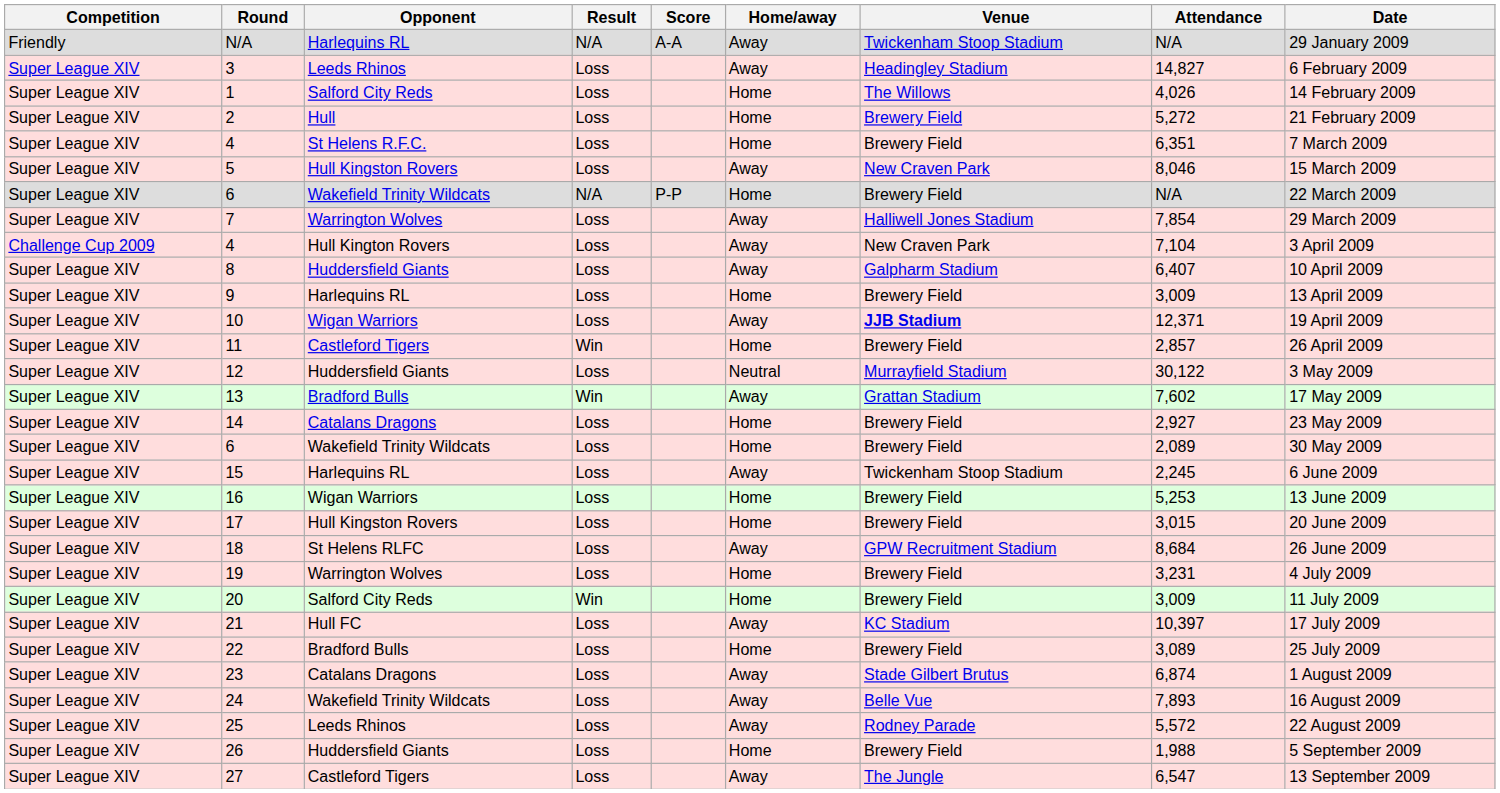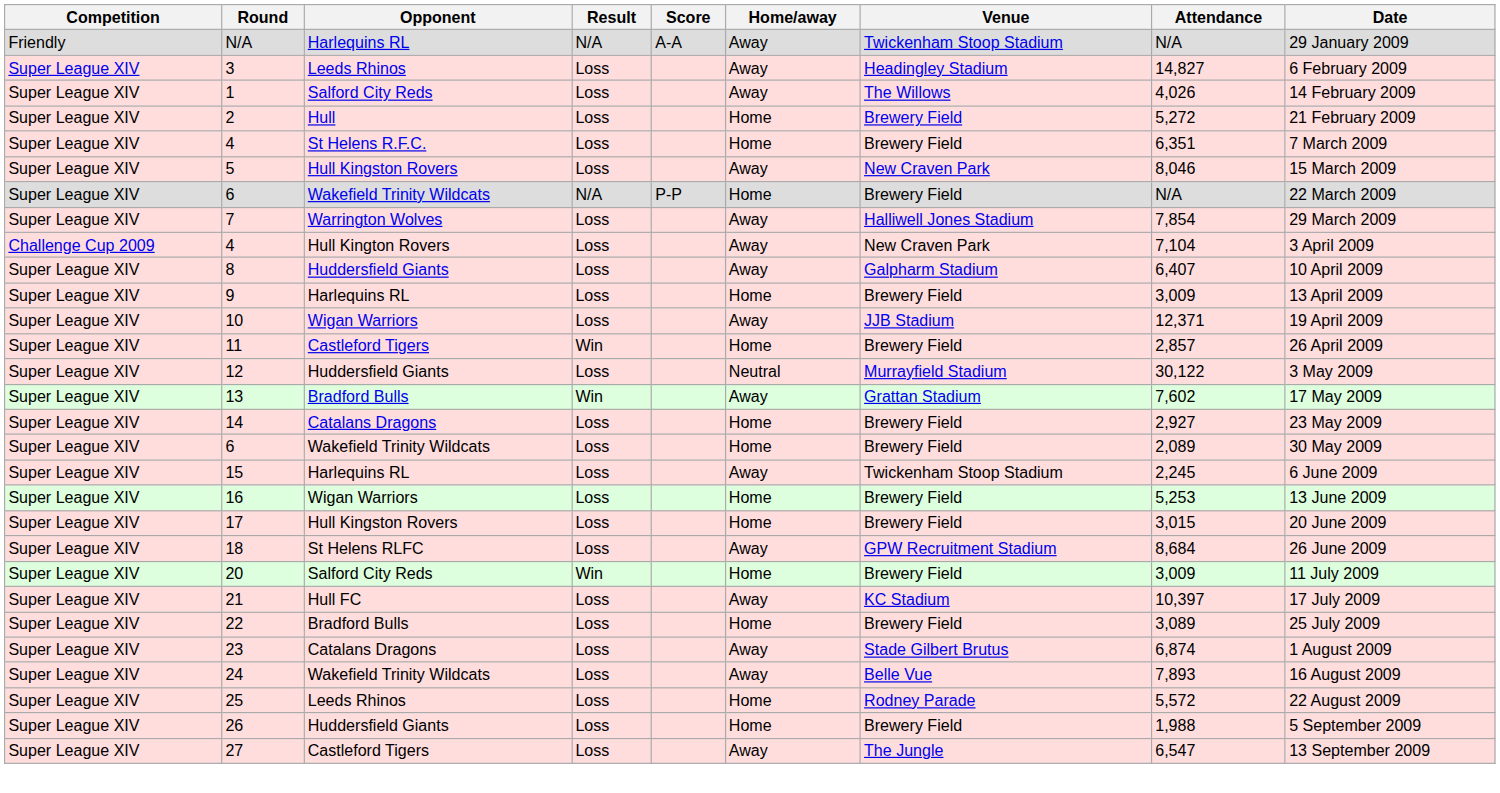(750, 93) Home -> (748, 93) Away
(913, 320) bold -> (909, 320) normal
- row: (234, 573)
(748, 725) Away -> (750, 700) Home
